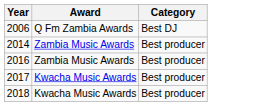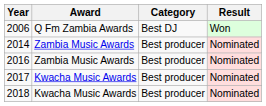+ column: (234, 12)
